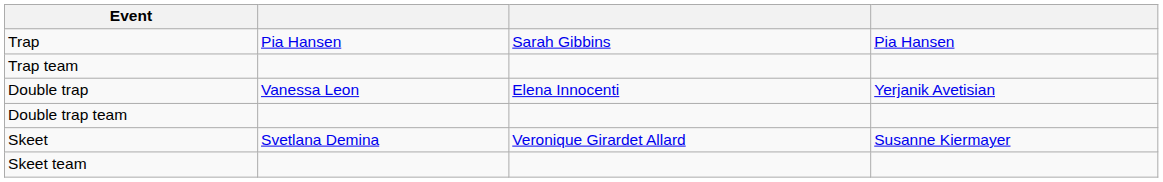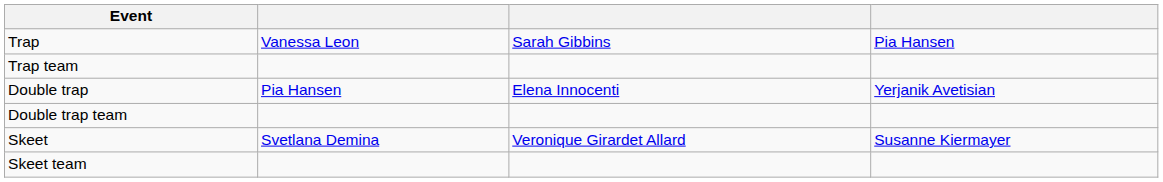(301, 41) Pia Hansen -> (310, 41) Vanessa Leon
(310, 90) Vanessa Leon -> (301, 90) Pia Hansen
